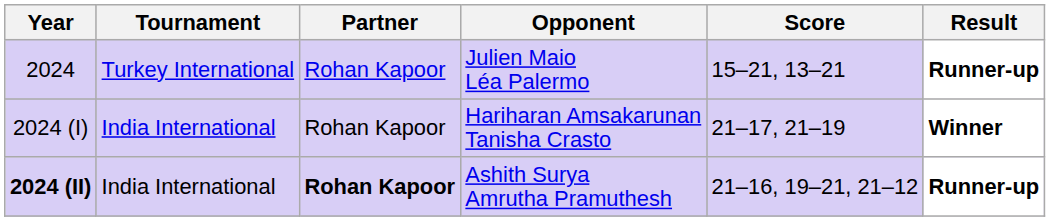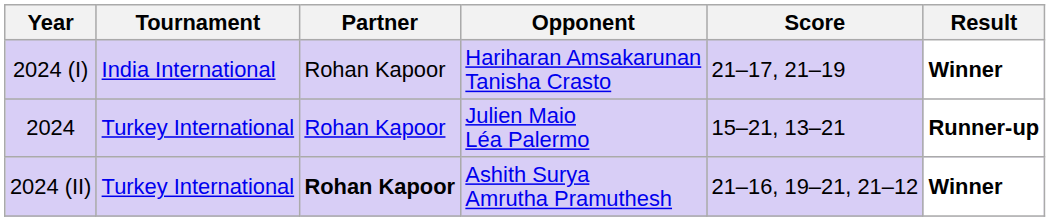rows swapped: (527, 69) <-> (583, 128)
(51, 187) bold -> (51, 187) normal
(189, 187) India International -> (198, 187) Turkey International
(984, 187) Runner-up -> (966, 187) Winner
